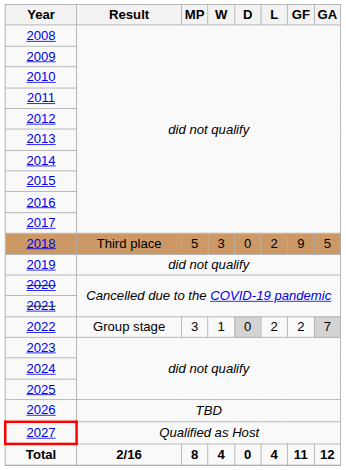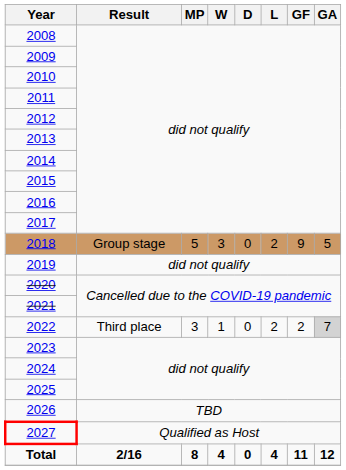(129, 243) Third place -> (129, 243) Group stage
(129, 327) Group stage -> (129, 327) Third place
(248, 327) lightgrey background -> (248, 327) no background
